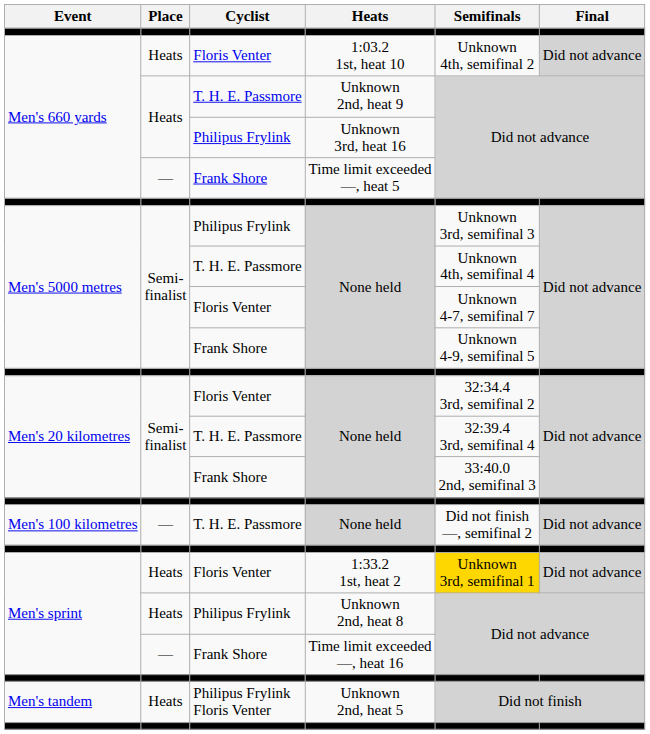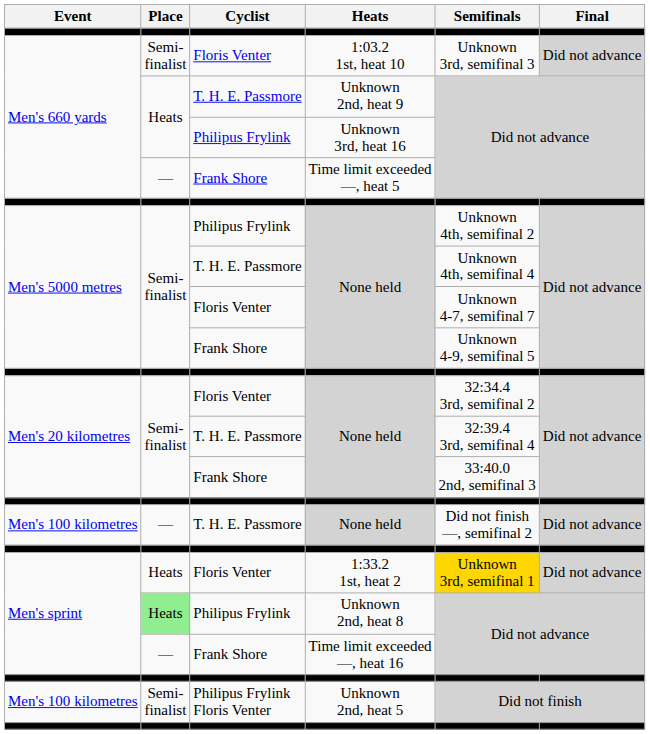(165, 55) Heats -> (165, 55) Semi- finalist
(487, 55) Unknown 4th, semifinal 2 -> (487, 55) Unknown 3rd, semifinal 3
(487, 225) Unknown 3rd, semifinal 3 -> (487, 225) Unknown 4th, semifinal 2
(165, 613) no background -> (165, 613) lightgreen background
(50, 701) Men's tandem -> (73, 701) Men's 100 kilometres
(165, 701) Heats -> (165, 701) Semi- finalist
